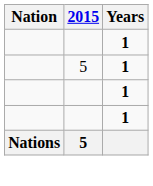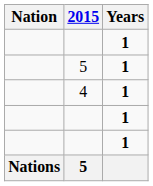+ row: (34, 92)
